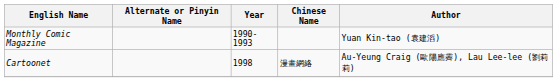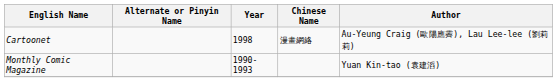rows swapped: (28, 63) <-> (38, 39)
